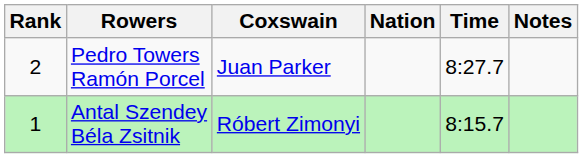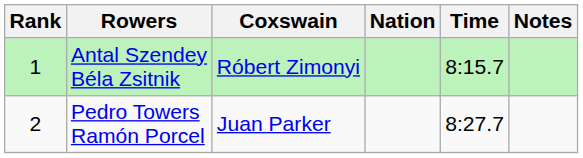rows swapped: (139, 123) <-> (138, 66)
